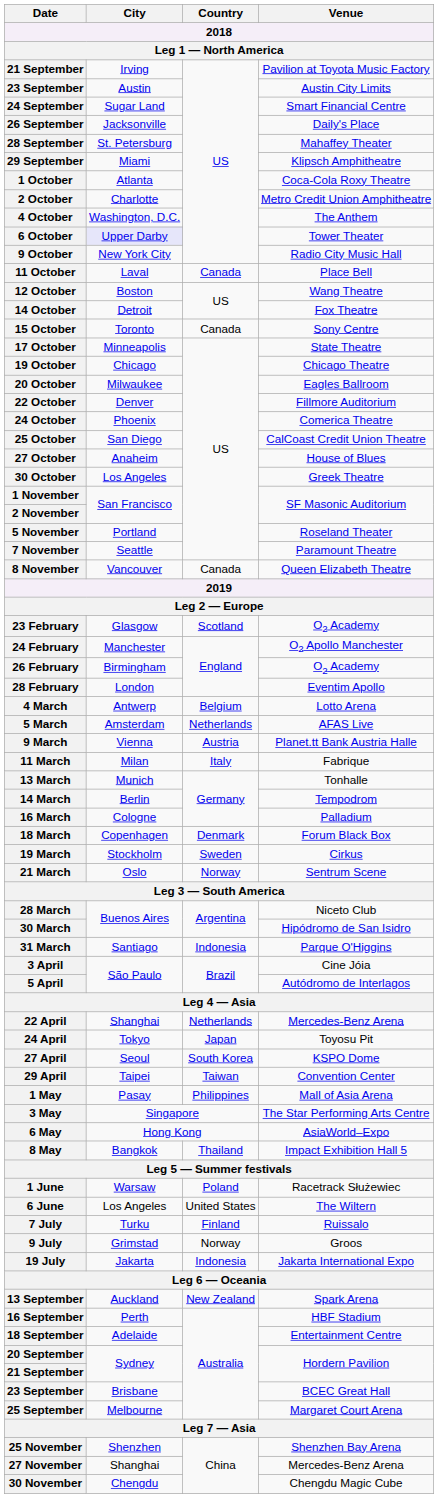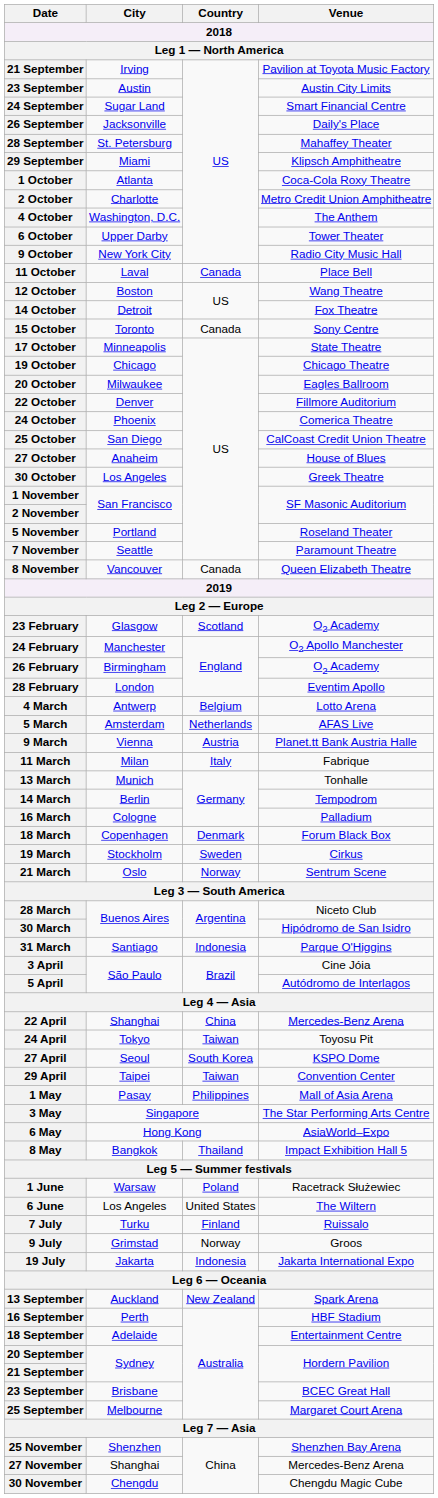(135, 236) lavender background -> (135, 236) no background
(221, 1021) Netherlands -> (221, 1021) China
(221, 1039) Japan -> (221, 1039) Taiwan
